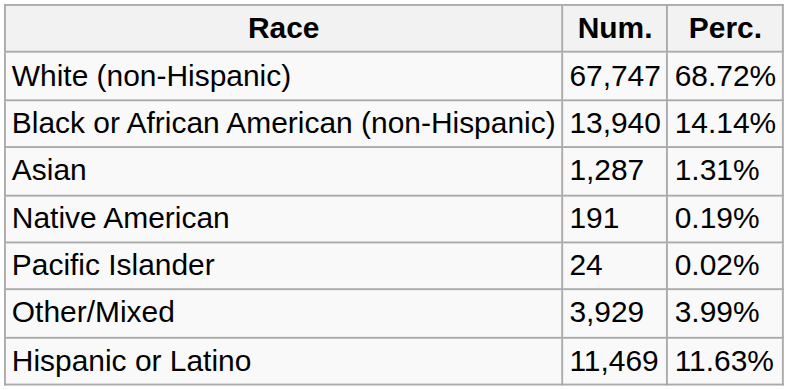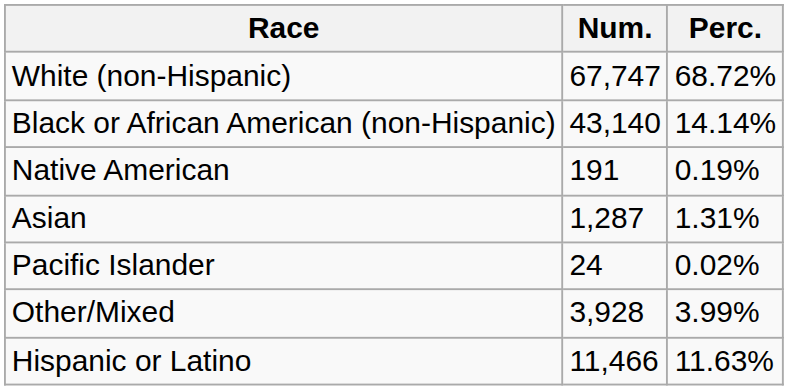(615, 123) 13,940 -> (615, 123) 43,140
rows swapped: (121, 218) <-> (49, 170)
(607, 312) 3,929 -> (607, 312) 3,928
(614, 360) 11,469 -> (614, 360) 11,466
